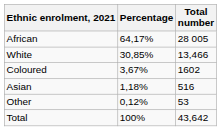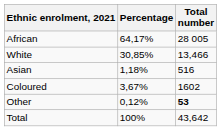rows swapped: (27, 70) <-> (19, 86)
(183, 102) normal -> (183, 102) bold
